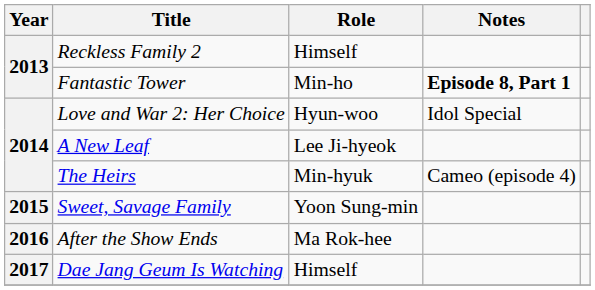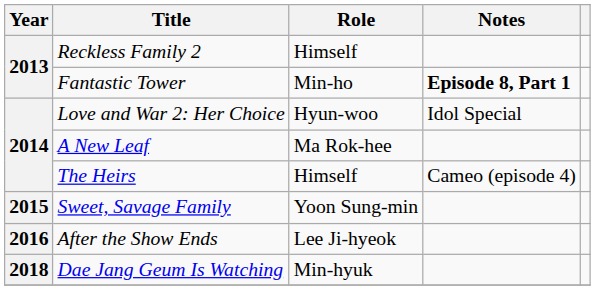(345, 144) Lee Ji-hyeok -> (343, 144) Ma Rok-hee
(333, 176) Min-hyuk -> (326, 176) Himself
(343, 238) Ma Rok-hee -> (345, 238) Lee Ji-hyeok
(29, 269) 2017 -> (29, 269) 2018
(326, 269) Himself -> (333, 269) Min-hyuk
